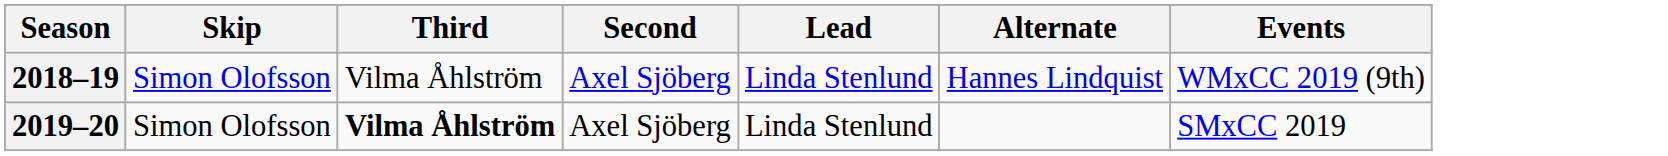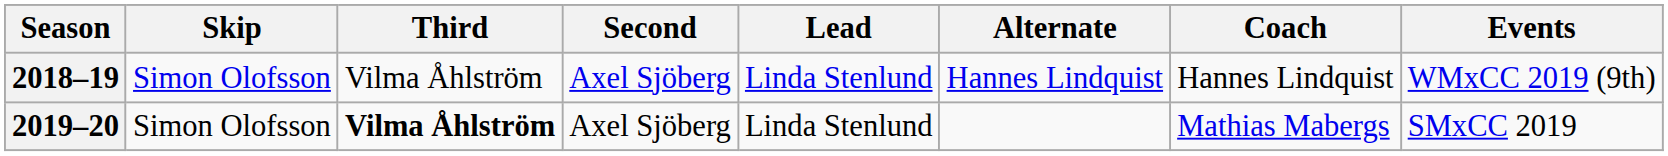+ column: (1285, 28)
